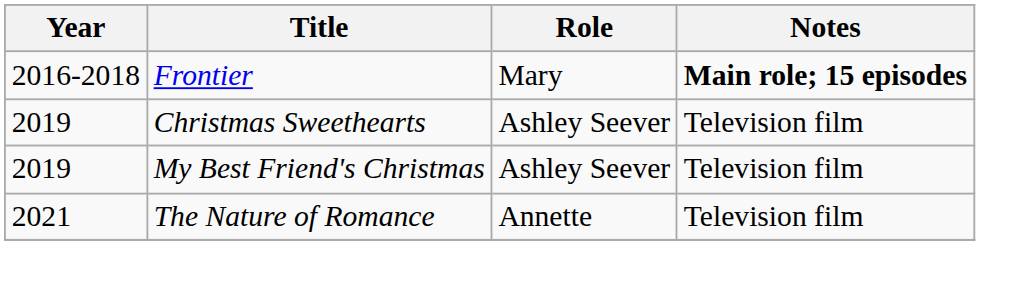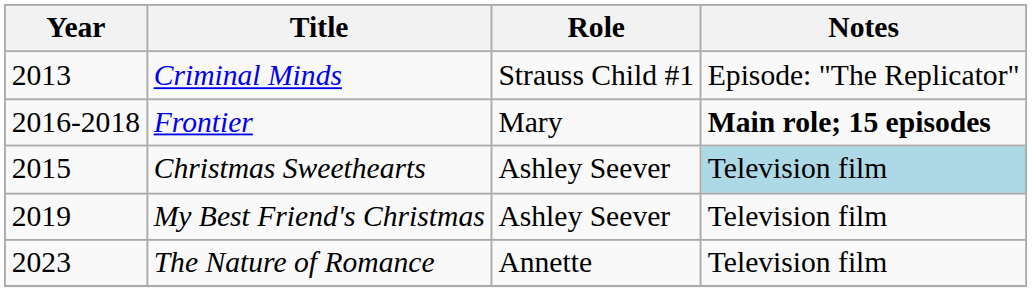+ row: (248, 74)
(41, 121) 2019 -> (41, 168) 2015
(774, 121) no background -> (798, 168) lightblue background
(41, 215) 2021 -> (41, 262) 2023
